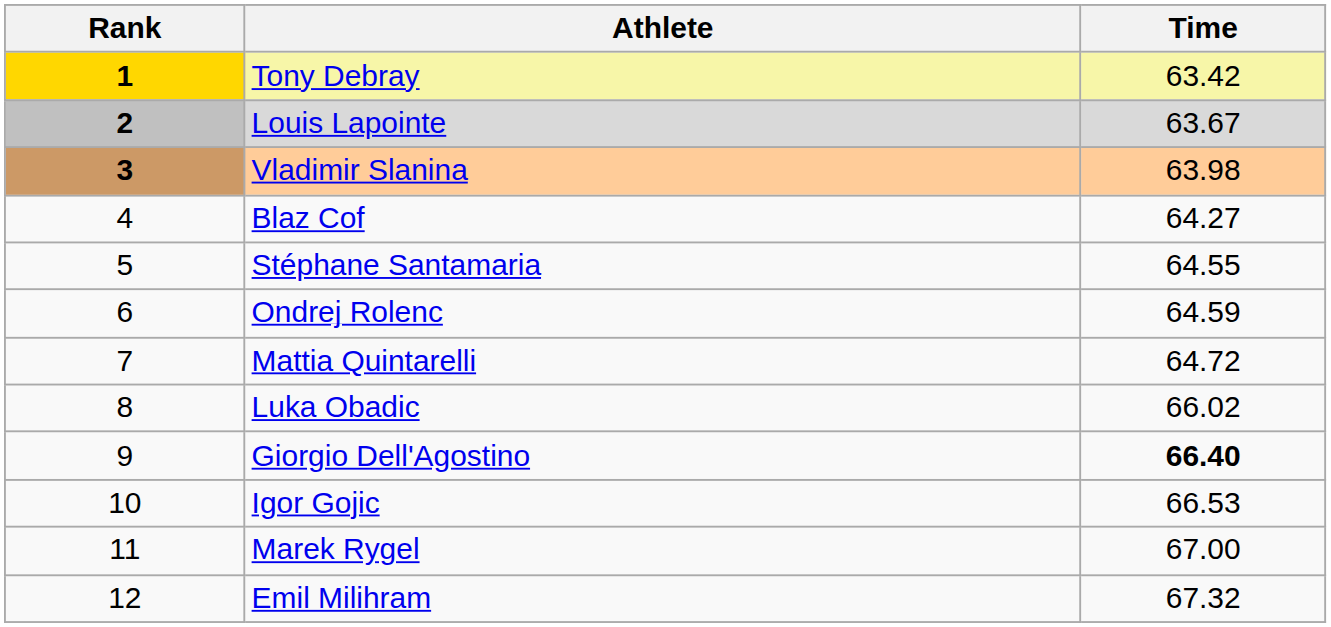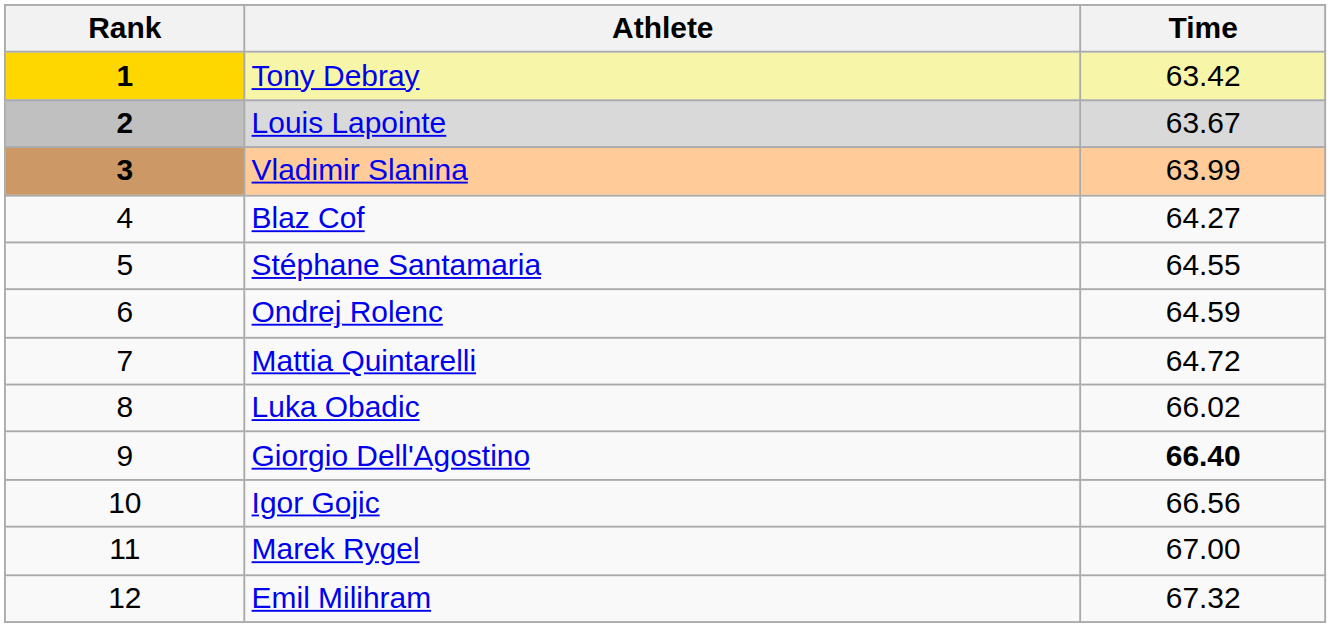(1203, 170) 63.98 -> (1203, 170) 63.99
(1203, 502) 66.53 -> (1203, 502) 66.56
